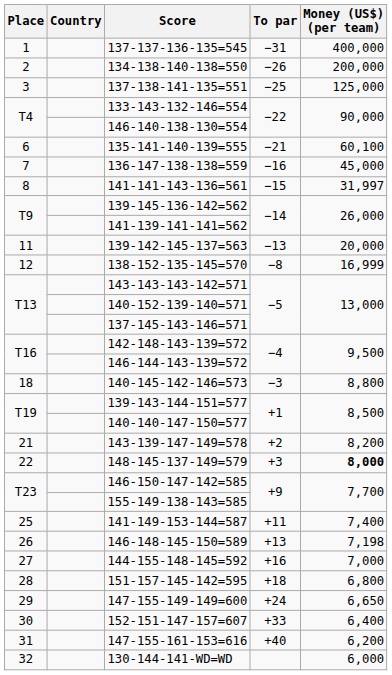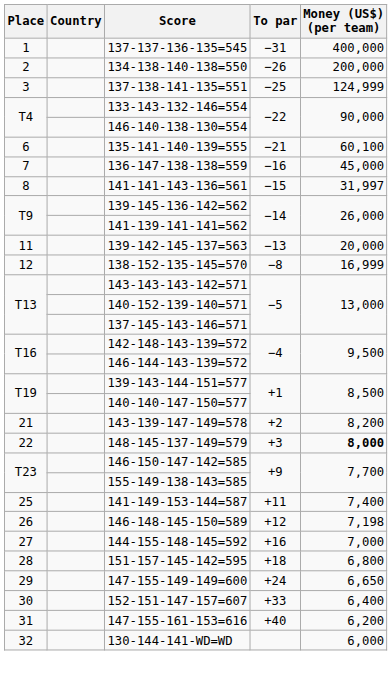(358, 88) 125,000 -> (358, 88) 124,999
- row: (177, 384)
(275, 542) +13 -> (275, 522) +12
